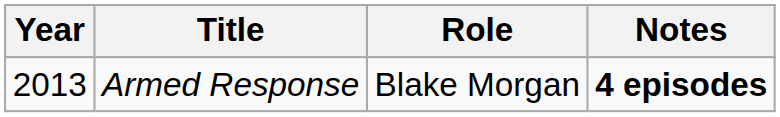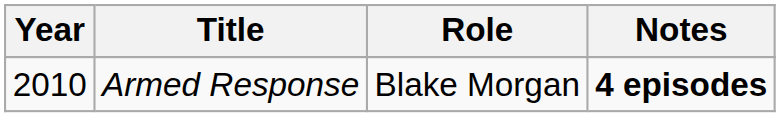(50, 83) 2013 -> (50, 83) 2010
